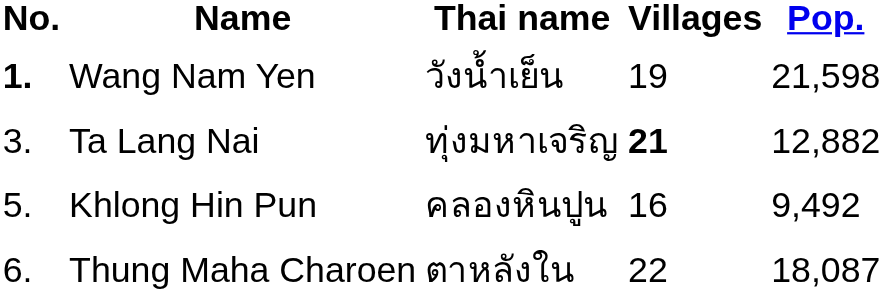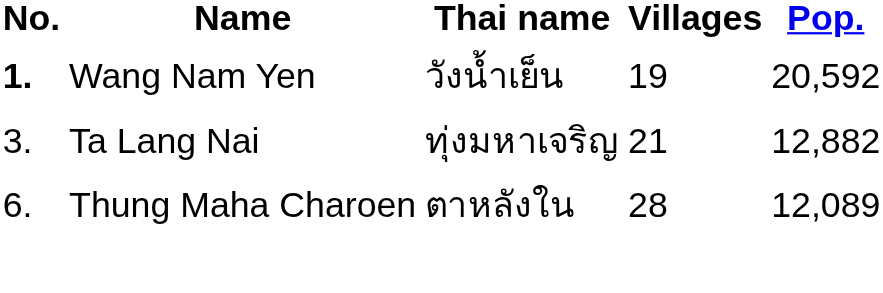(826, 75) 21,598 -> (826, 75) 20,592
(648, 139) bold -> (648, 139) normal
- row: (193, 204)
(648, 269) 22 -> (648, 204) 28
(826, 269) 18,087 -> (826, 204) 12,089
